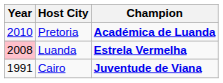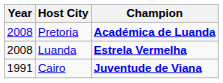(20, 31) 2010 -> (20, 31) 2008
(20, 50) pink background -> (20, 50) no background
